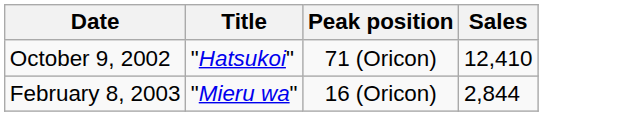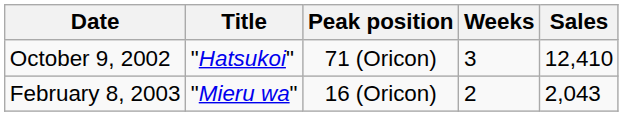+ column: (499, 22)
(492, 93) 2,844 -> (573, 93) 2,043
